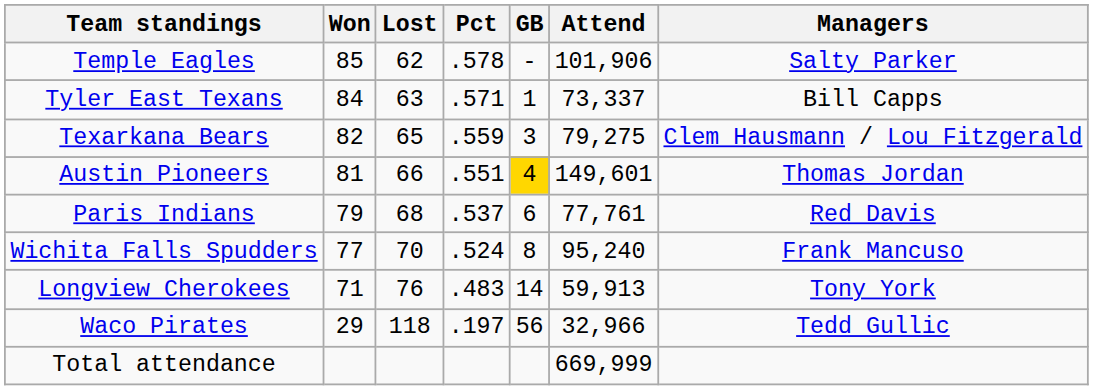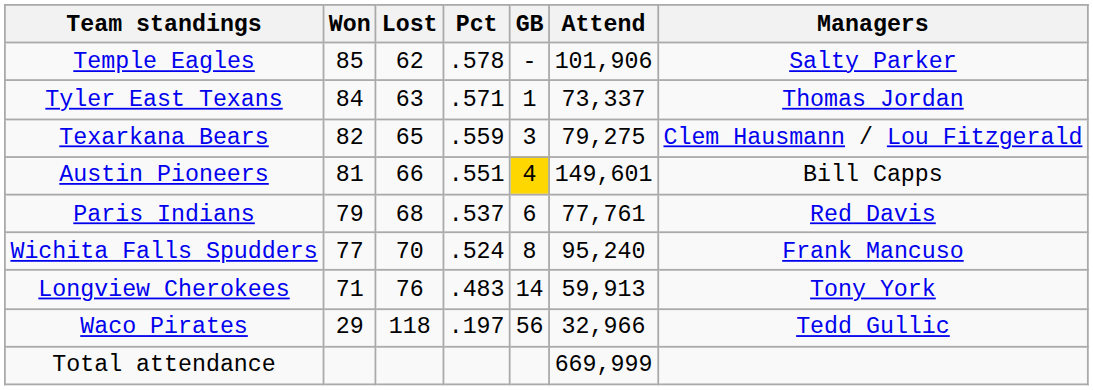(873, 100) Bill Capps -> (873, 100) Thomas Jordan
(873, 176) Thomas Jordan -> (873, 176) Bill Capps
